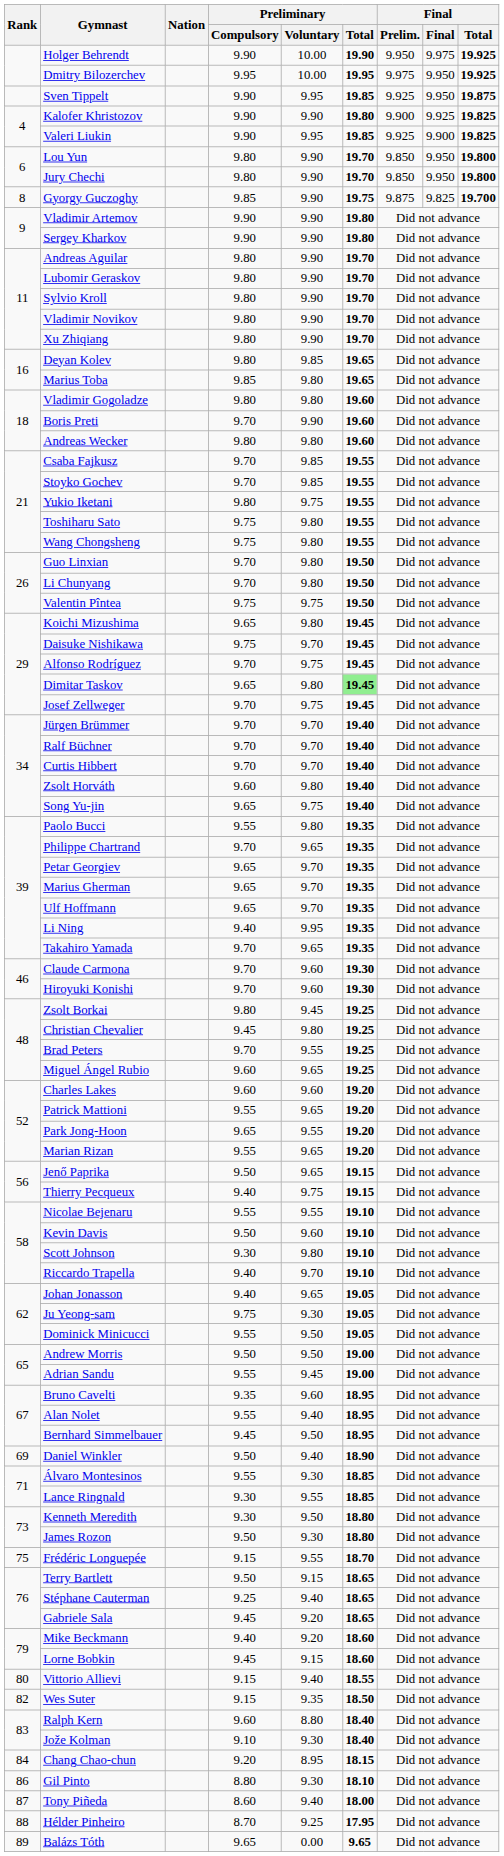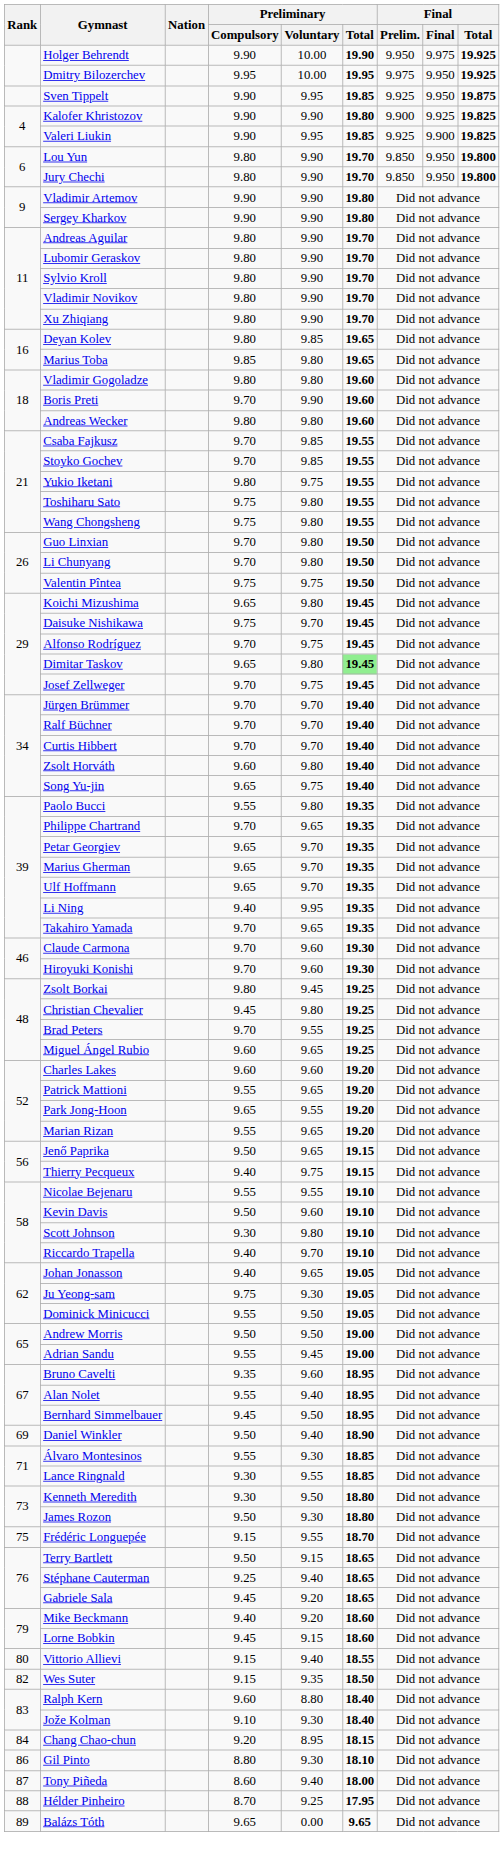- row: (90, 197)
